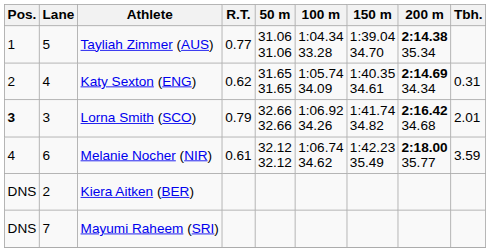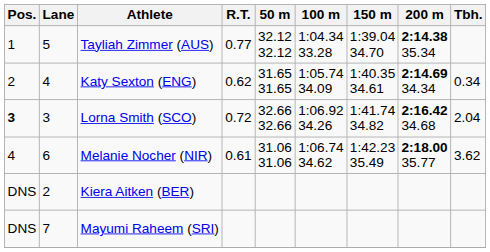(275, 44) 31.06 31.06 -> (275, 44) 32.12 32.12
(467, 81) 0.31 -> (467, 81) 0.34
(238, 118) 0.79 -> (238, 118) 0.72
(467, 118) 2.01 -> (467, 118) 2.04
(275, 155) 32.12 32.12 -> (275, 155) 31.06 31.06
(467, 155) 3.59 -> (467, 155) 3.62
